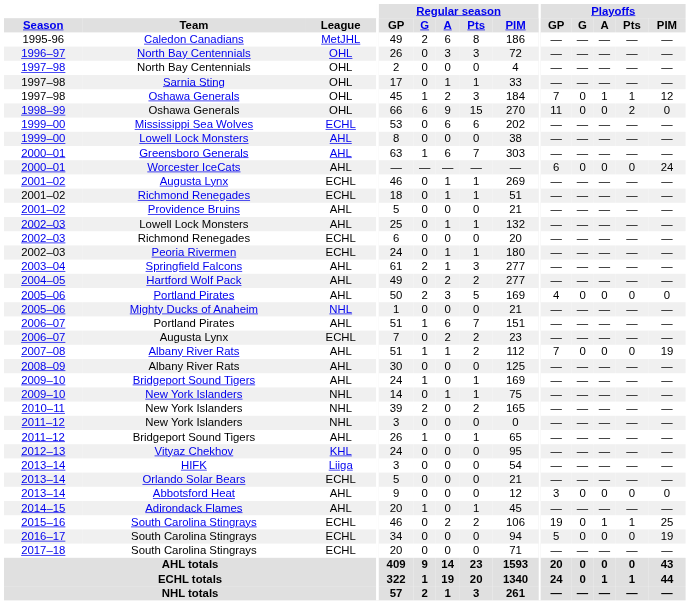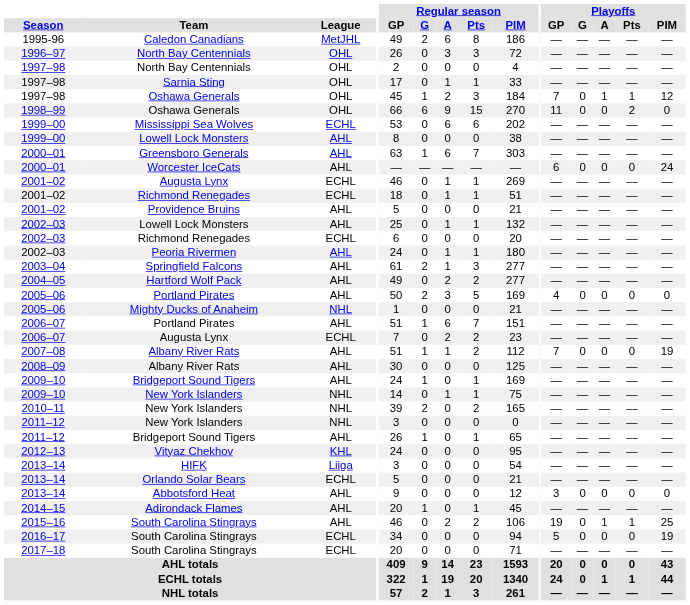(341, 252) ECHL -> (341, 252) AHL
(341, 522) ECHL -> (341, 522) AHL
